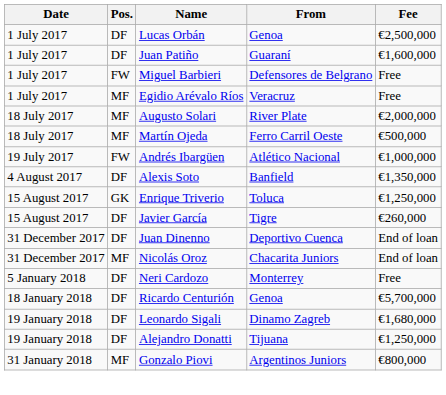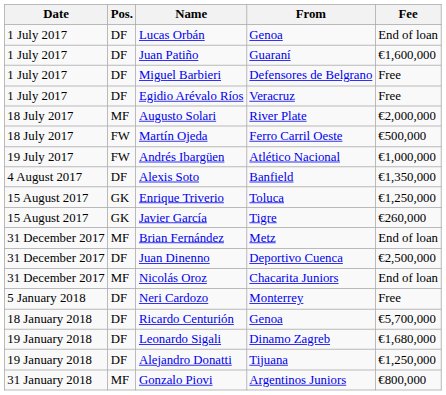(407, 34) €2,500,000 -> (408, 34) End of loan
(120, 75) FW -> (119, 75) DF
(120, 95) MF -> (119, 95) DF
(120, 136) MF -> (120, 136) FW
(119, 217) DF -> (120, 217) GK
+ row: (181, 237)
(408, 237) End of loan -> (407, 258) €2,500,000
